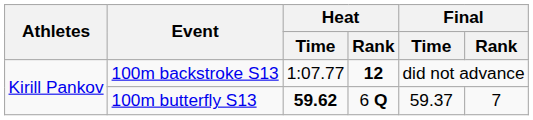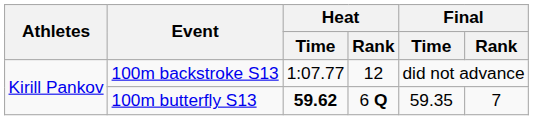(373, 73) bold -> (373, 73) normal
(431, 100) 59.37 -> (431, 100) 59.35
